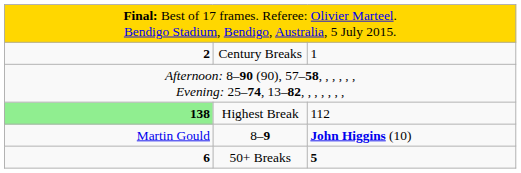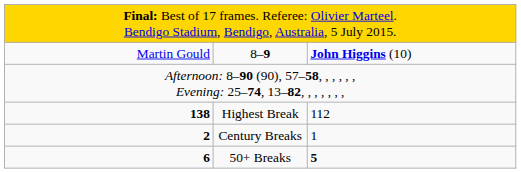rows swapped: (260, 135) <-> (260, 53)
(200, 113) lightgreen background -> (200, 113) no background
